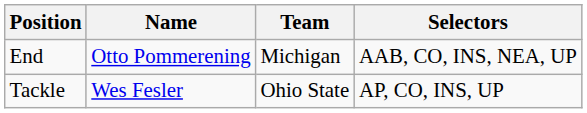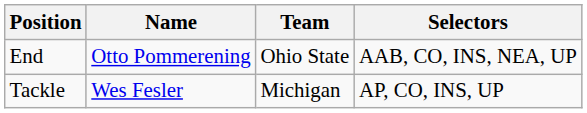(300, 56) Michigan -> (305, 56) Ohio State
(305, 90) Ohio State -> (300, 90) Michigan
